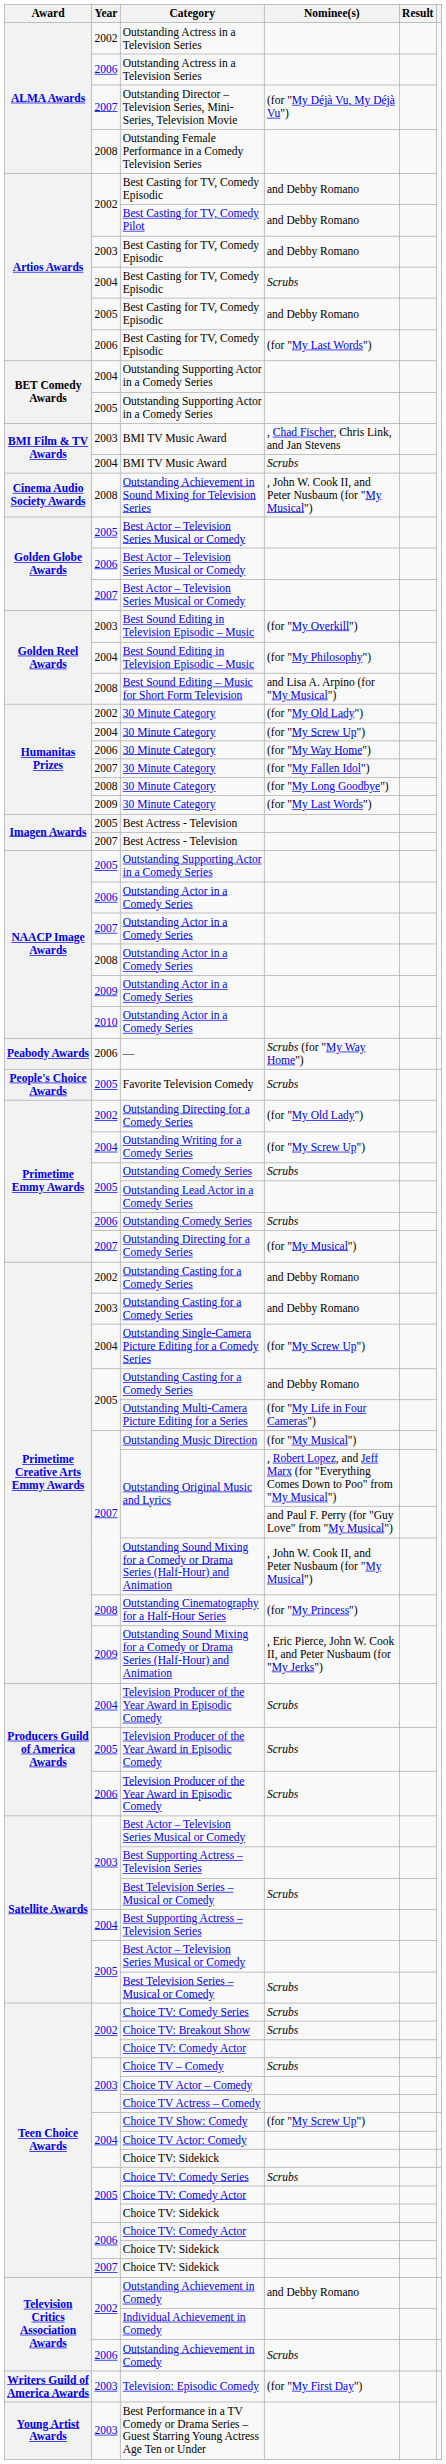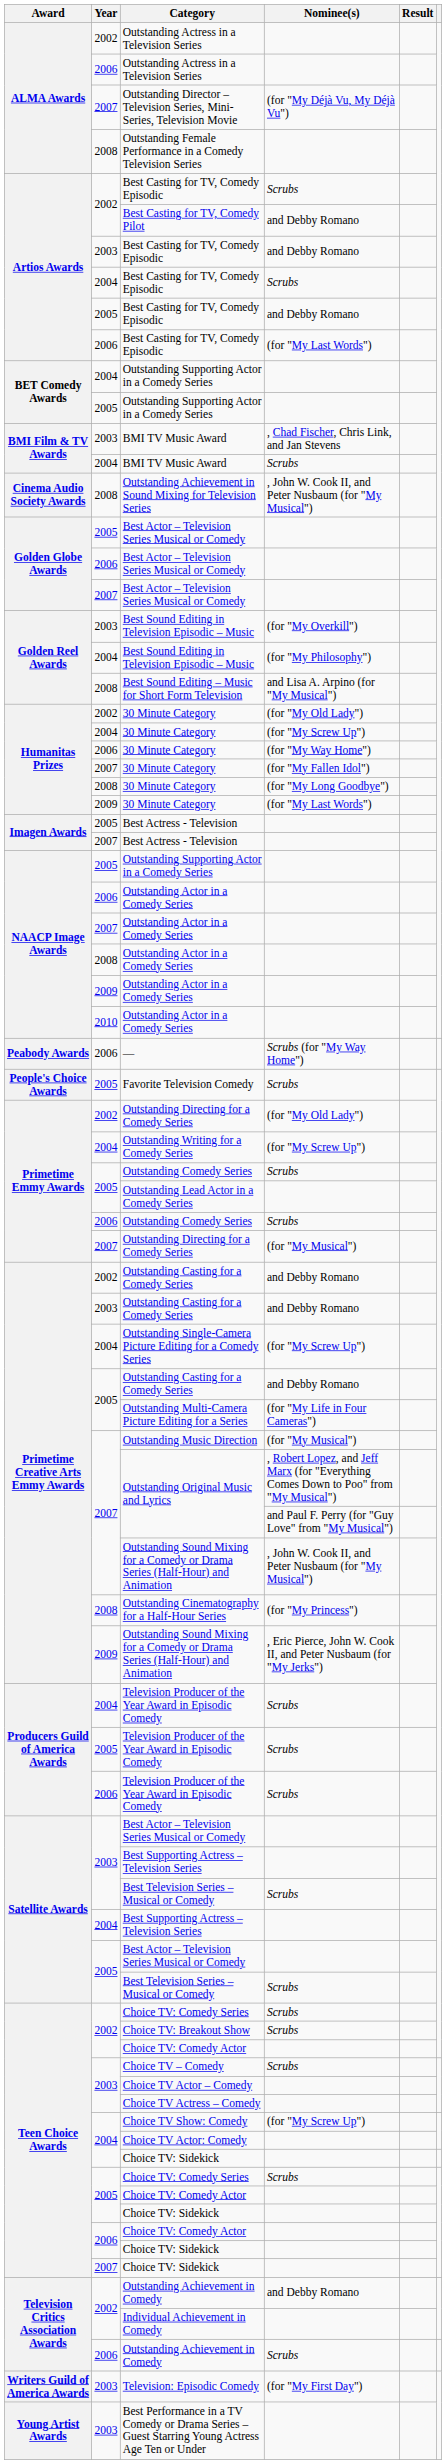(313, 189) and Debby Romano -> (283, 189) Scrubs
